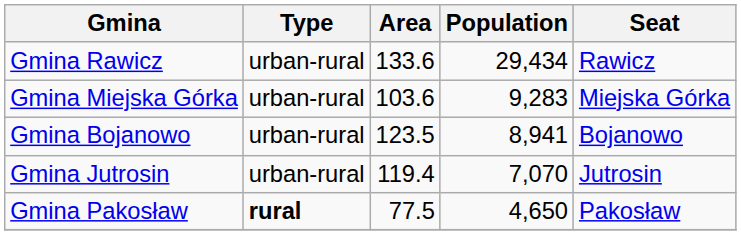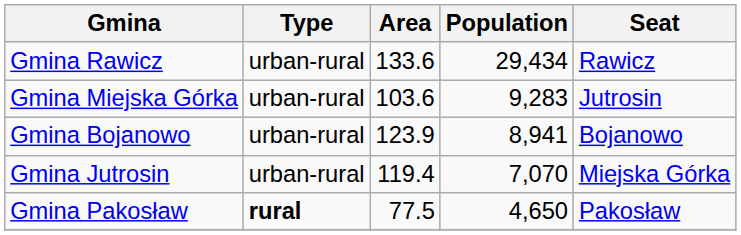(655, 98) Miejska Górka -> (620, 98) Jutrosin
(405, 135) 123.5 -> (405, 135) 123.9
(620, 173) Jutrosin -> (655, 173) Miejska Górka
